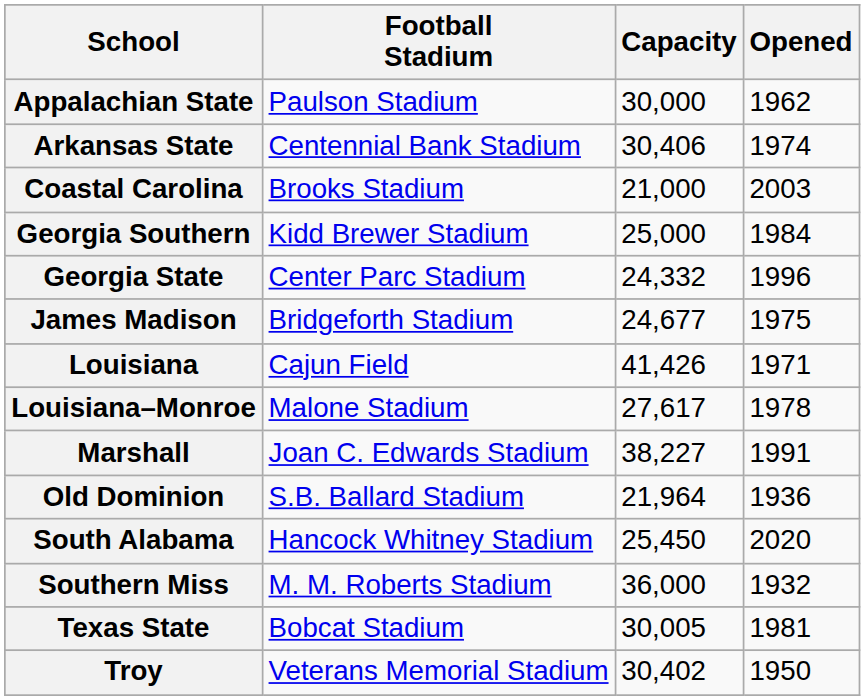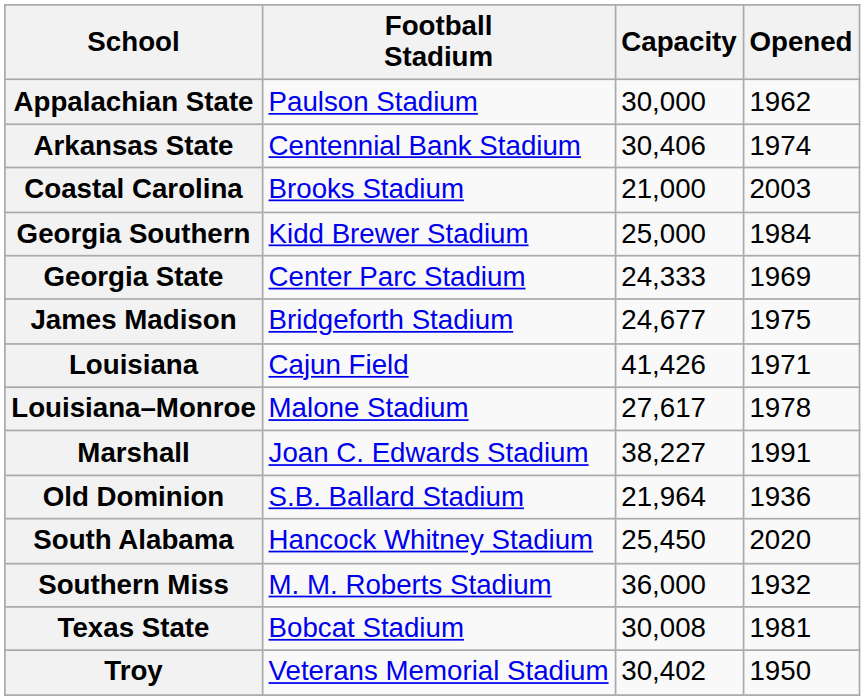(664, 277) 24,332 -> (664, 277) 24,333
(780, 277) 1996 -> (780, 277) 1969
(664, 628) 30,005 -> (664, 628) 30,008
